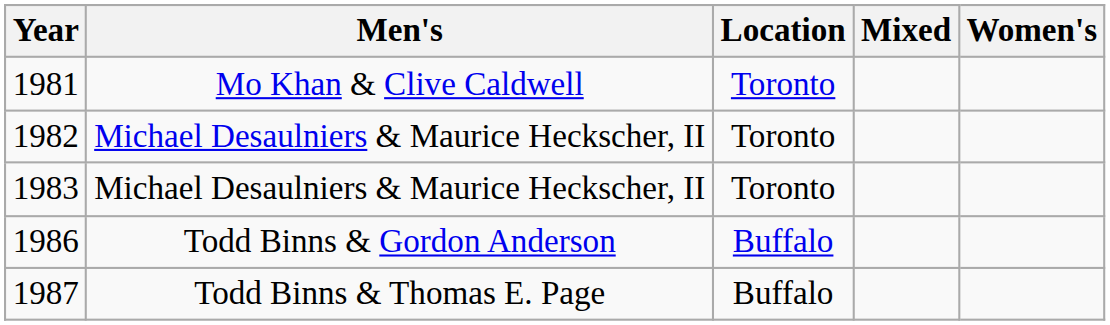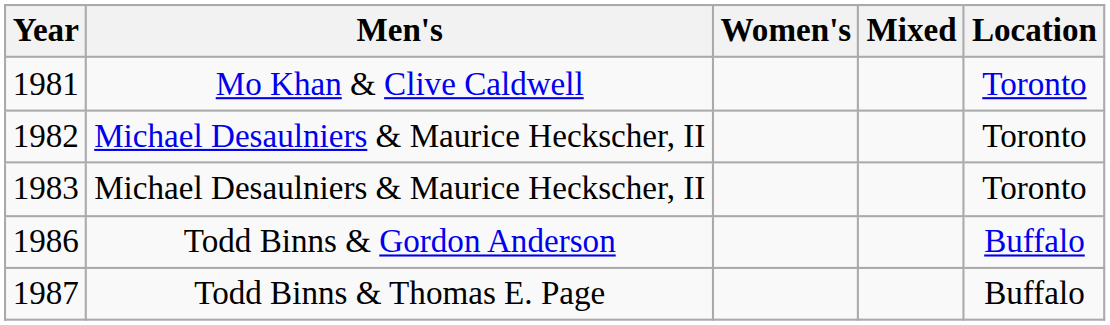columns swapped: (1032, 30) <-> (783, 30)
